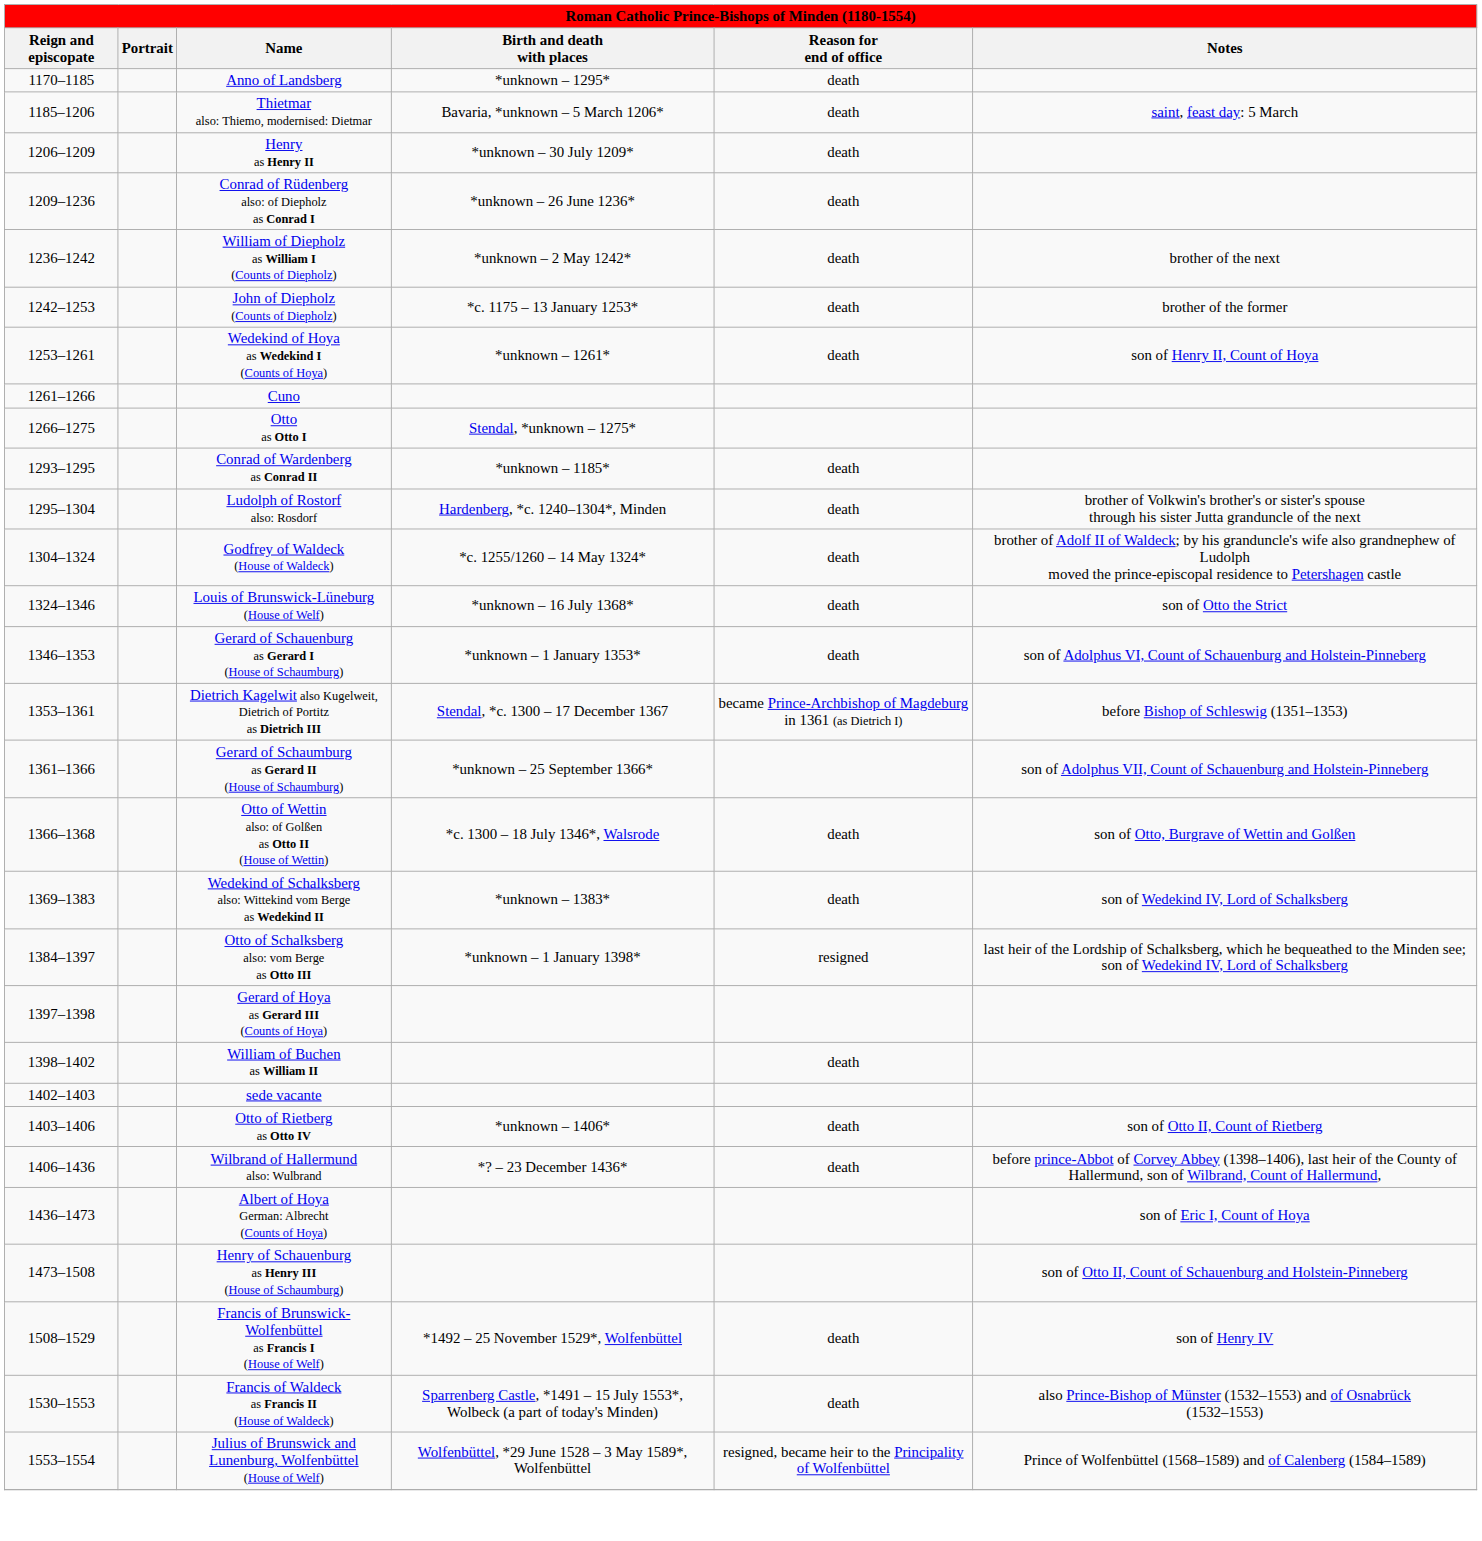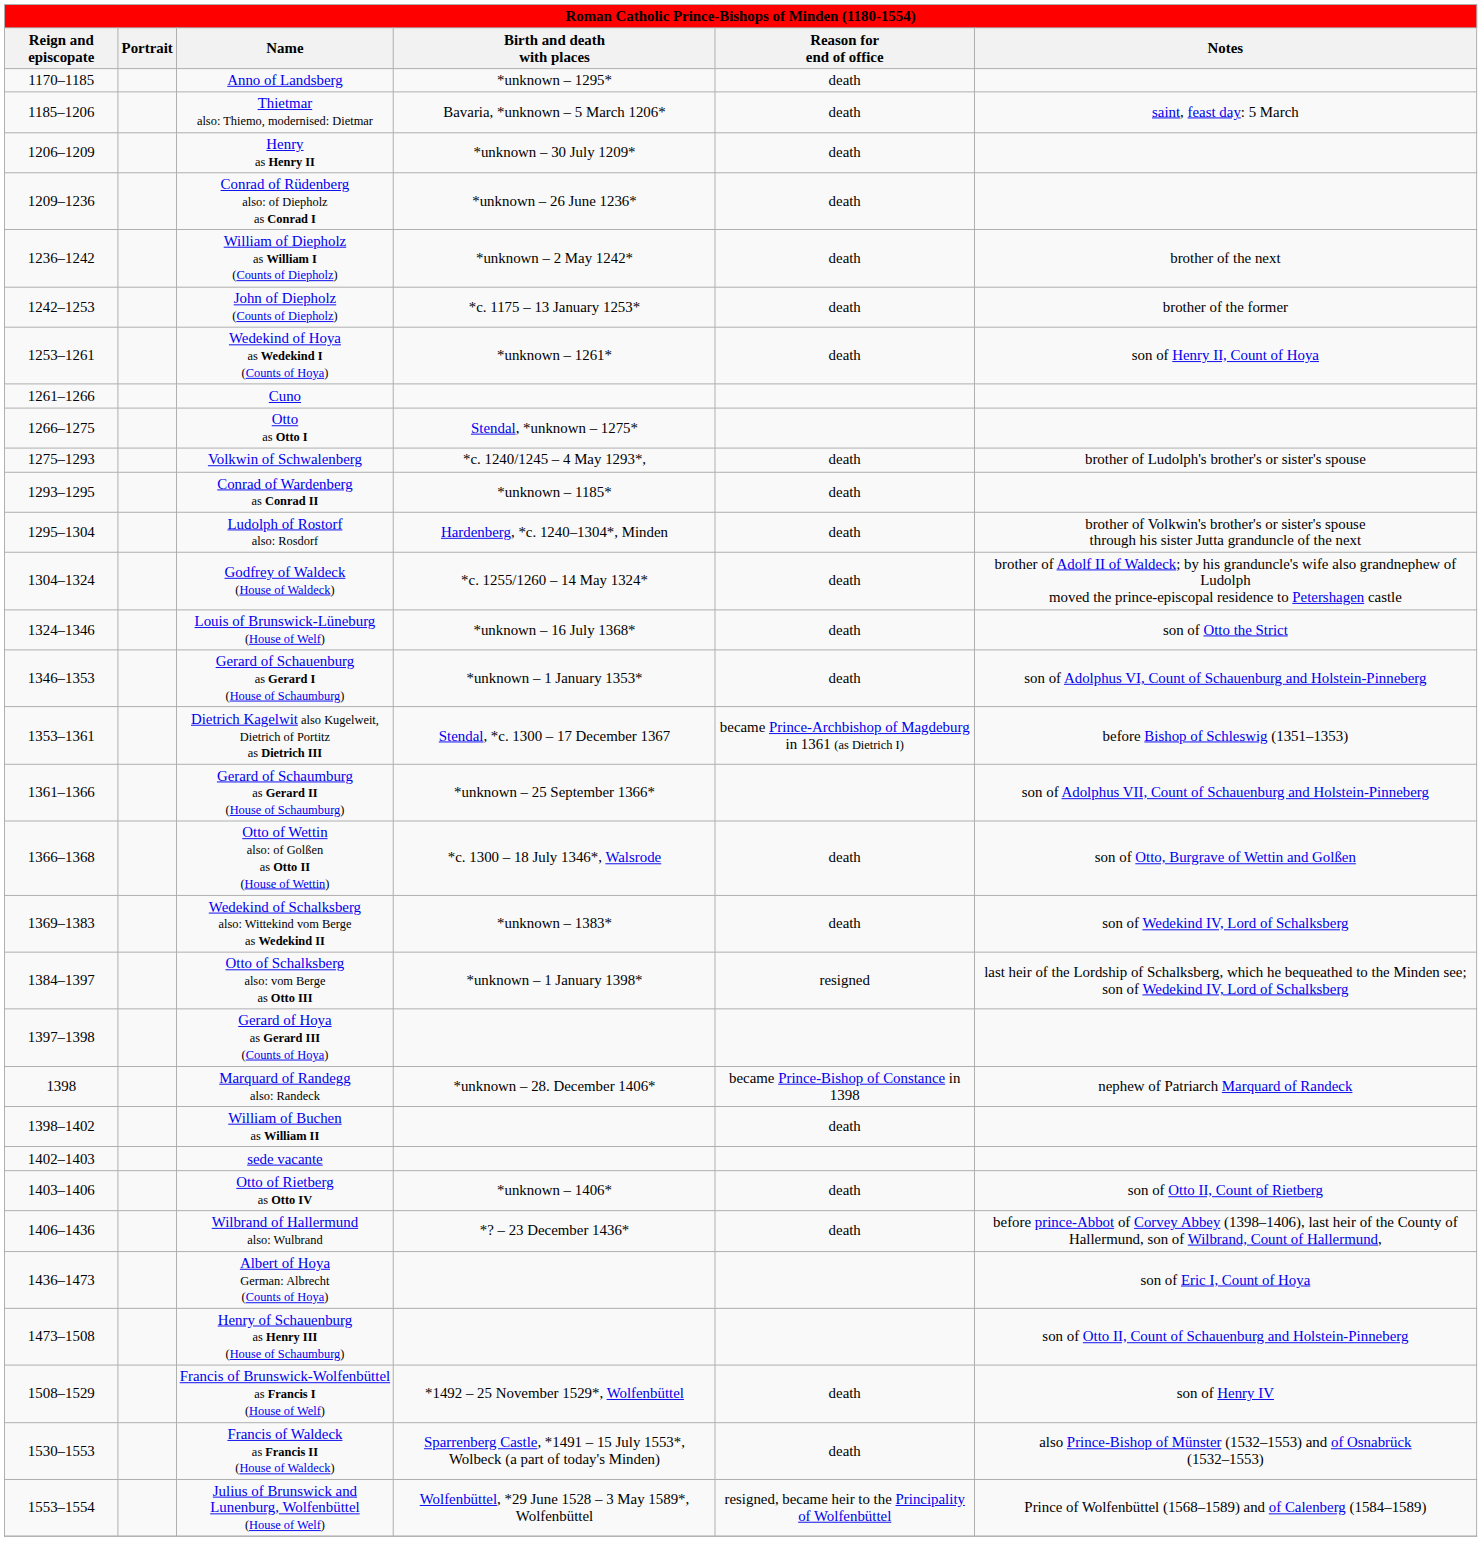+ row: (285, 460)
+ row: (285, 1086)
